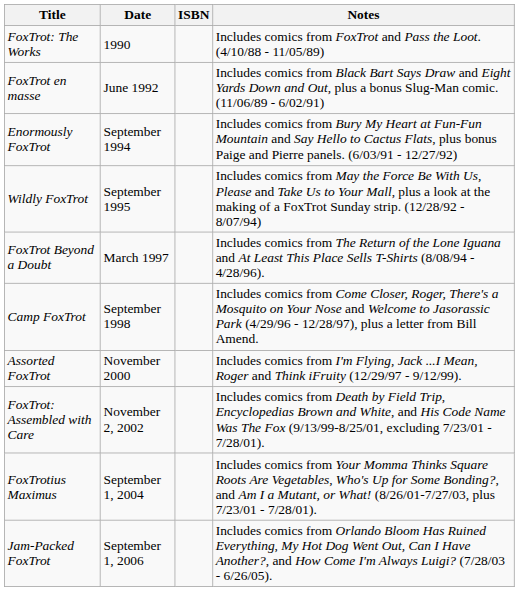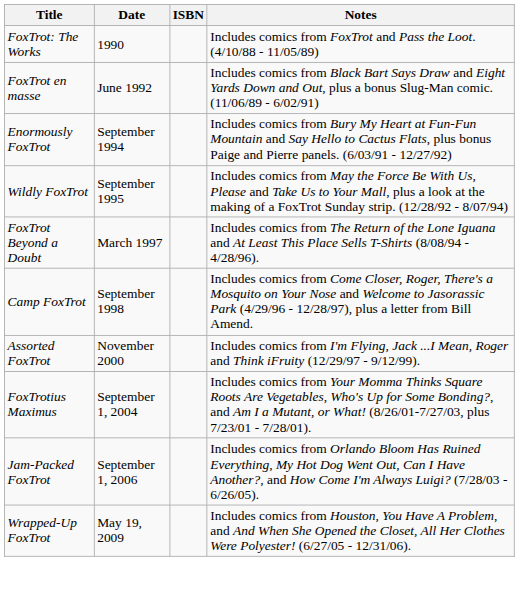- row: (50, 420)
+ row: (42, 530)
